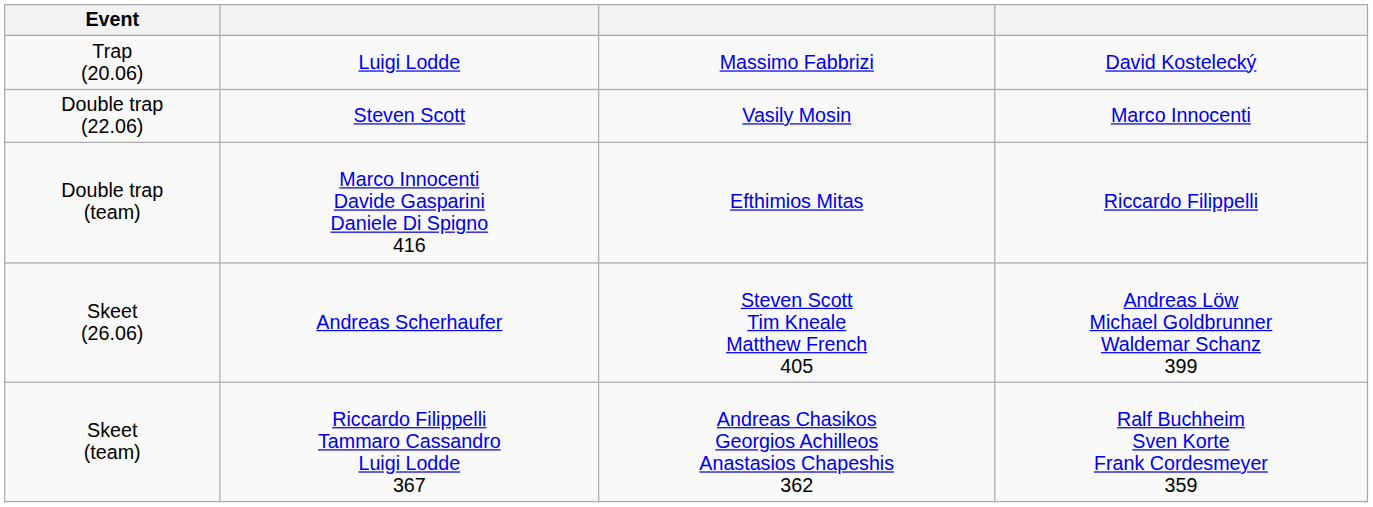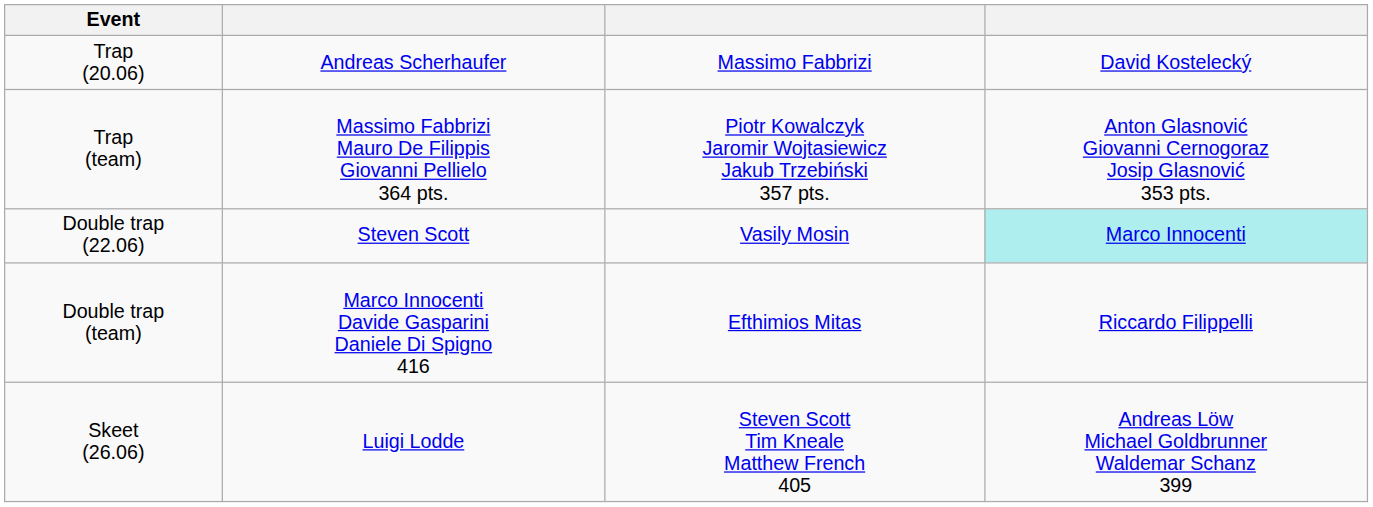(409, 62) Luigi Lodde -> (413, 62) Andreas Scherhaufer
+ row: (113, 148)
(1181, 115) no background -> (1176, 235) paleturquoise background
(409, 322) Andreas Scherhaufer -> (413, 441) Luigi Lodde
- row: (112, 441)
